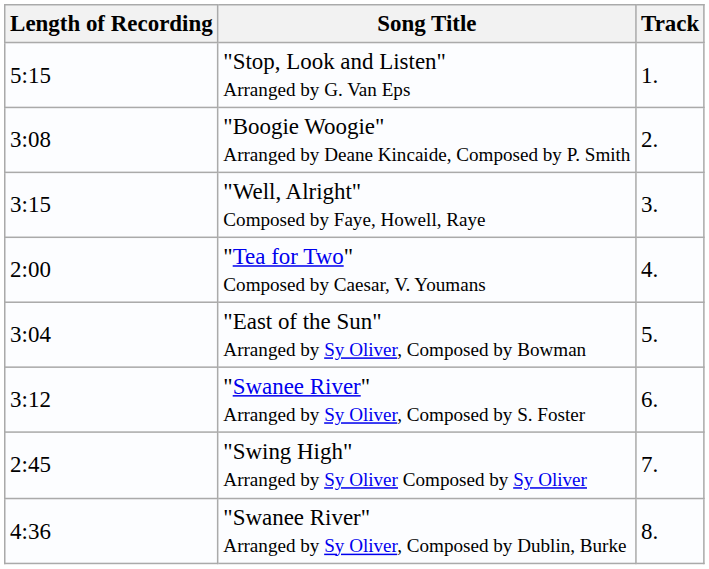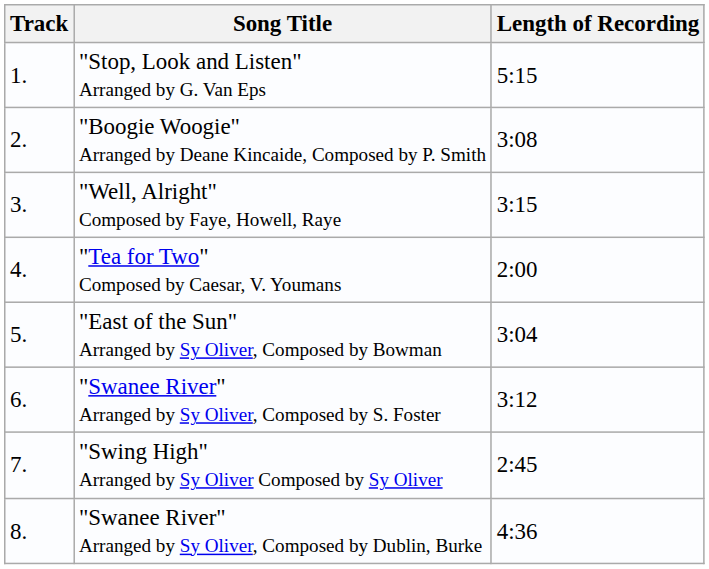columns swapped: (670, 23) <-> (111, 23)
